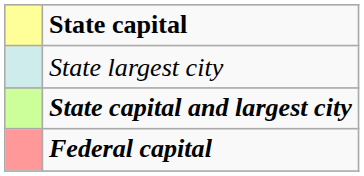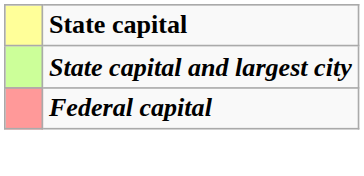- row: (136, 66)
